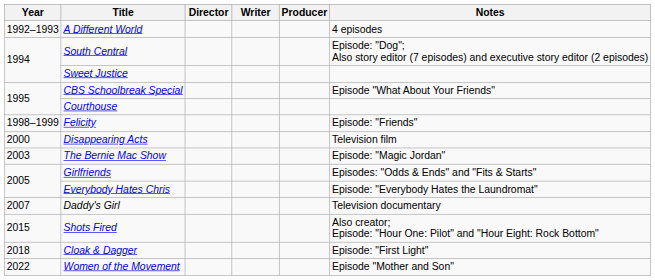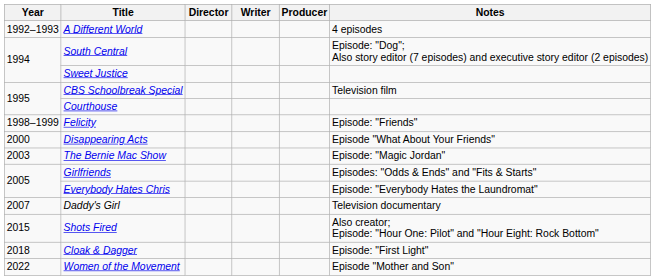(413, 90) Episode "What About Your Friends" -> (364, 90) Television film
(364, 139) Television film -> (413, 139) Episode "What About Your Friends"
